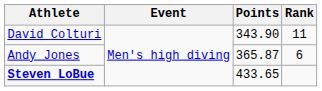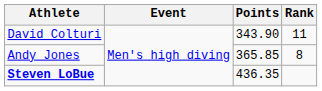(257, 55) 365.87 -> (257, 55) 365.85
(299, 55) 6 -> (299, 55) 8
(257, 75) 433.65 -> (257, 75) 436.35
